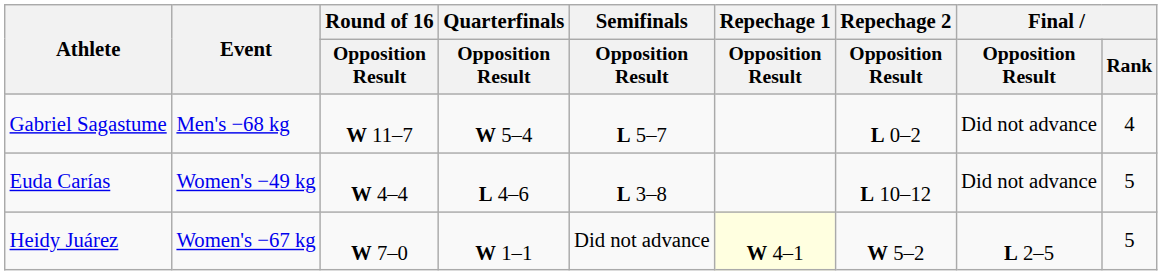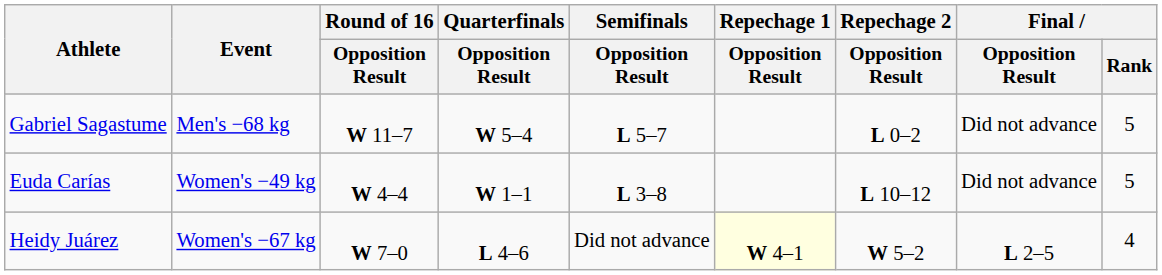(1129, 123) 4 -> (1129, 123) 5
(504, 194) L 4–6 -> (504, 194) W 1–1
(504, 253) W 1–1 -> (504, 253) L 4–6
(1129, 241) 5 -> (1129, 241) 4
